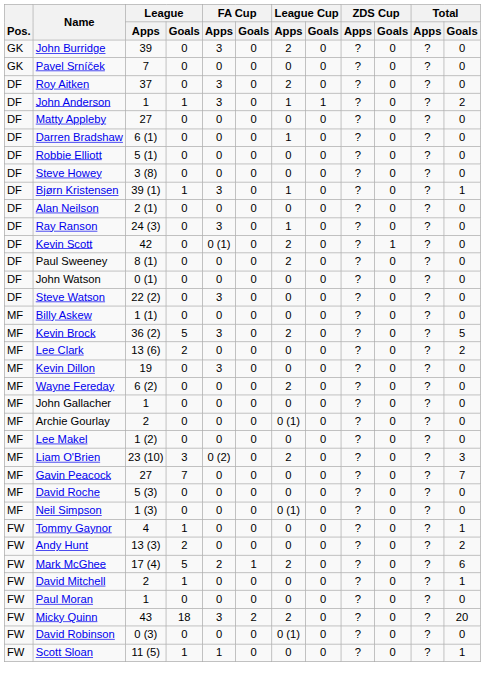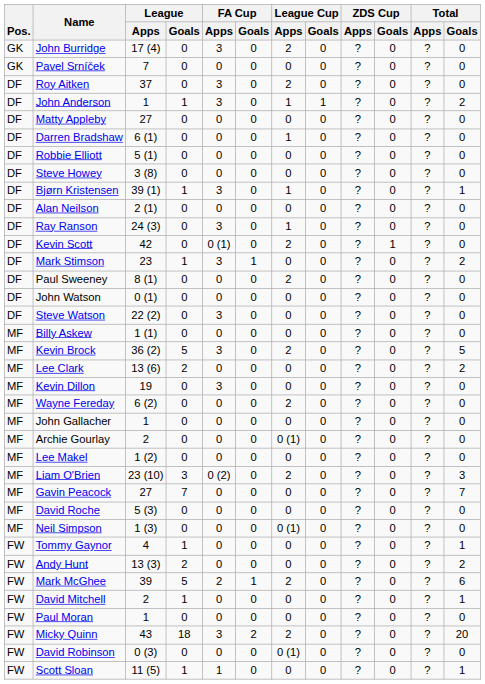(146, 48) 39 -> (146, 48) 17 (4)
+ row: (70, 262)
(146, 564) 17 (4) -> (146, 581) 39
